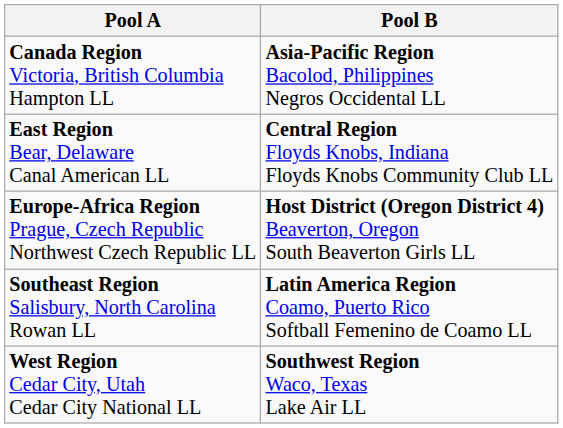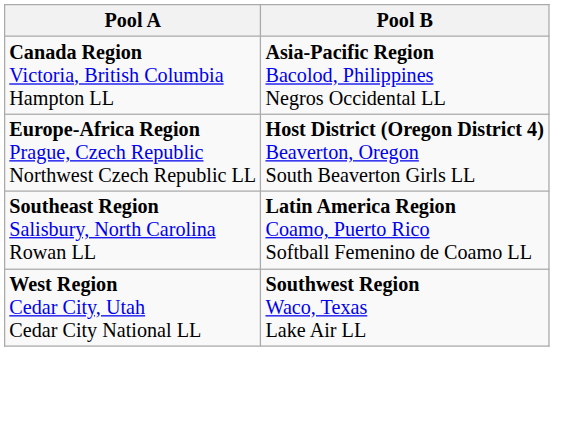- row: (89, 152)
